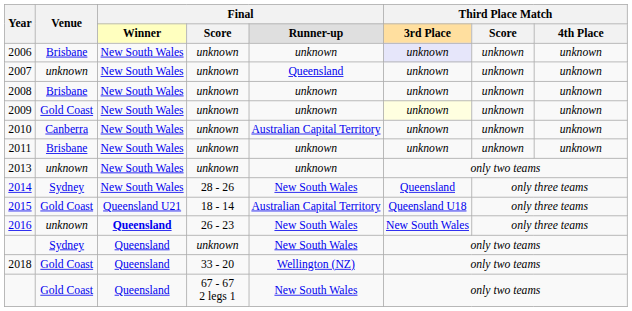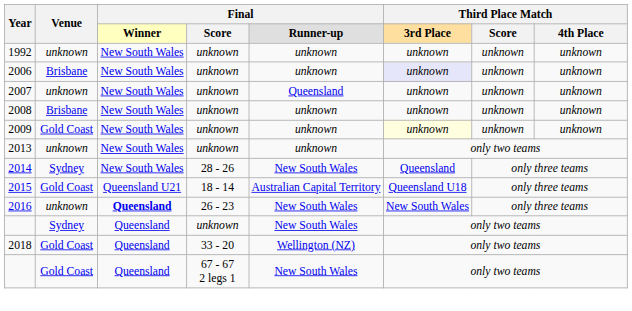+ row: (20, 52)
- row: (20, 129)
- row: (20, 149)
